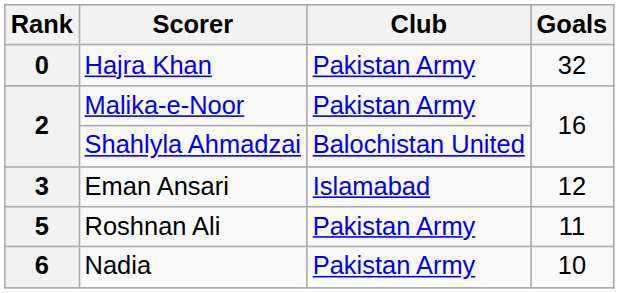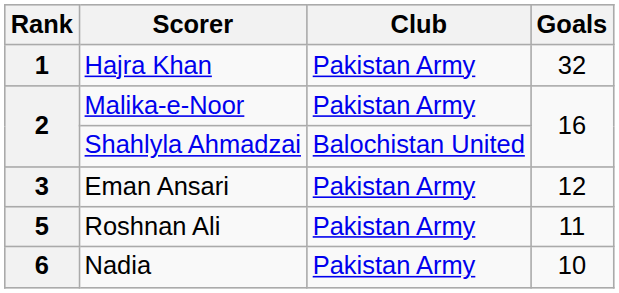(42, 65) 0 -> (42, 65) 1
(371, 186) Islamabad -> (394, 186) Pakistan Army
